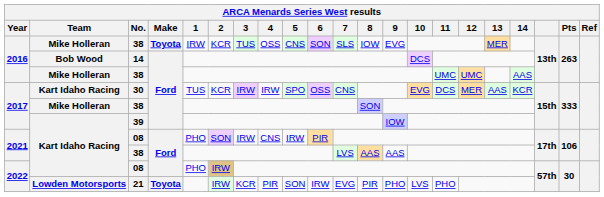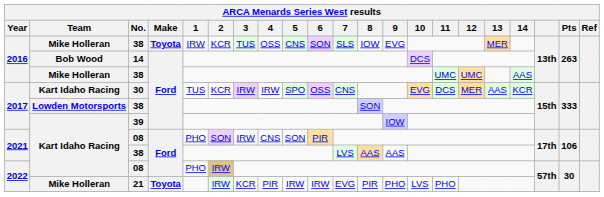(79, 106) Mike Holleran -> (79, 106) Lowden Motorsports
(295, 137) IRW -> (295, 137) SON
(79, 184) Lowden Motorsports -> (79, 184) Mike Holleran
(295, 184) SON -> (295, 184) IRW
